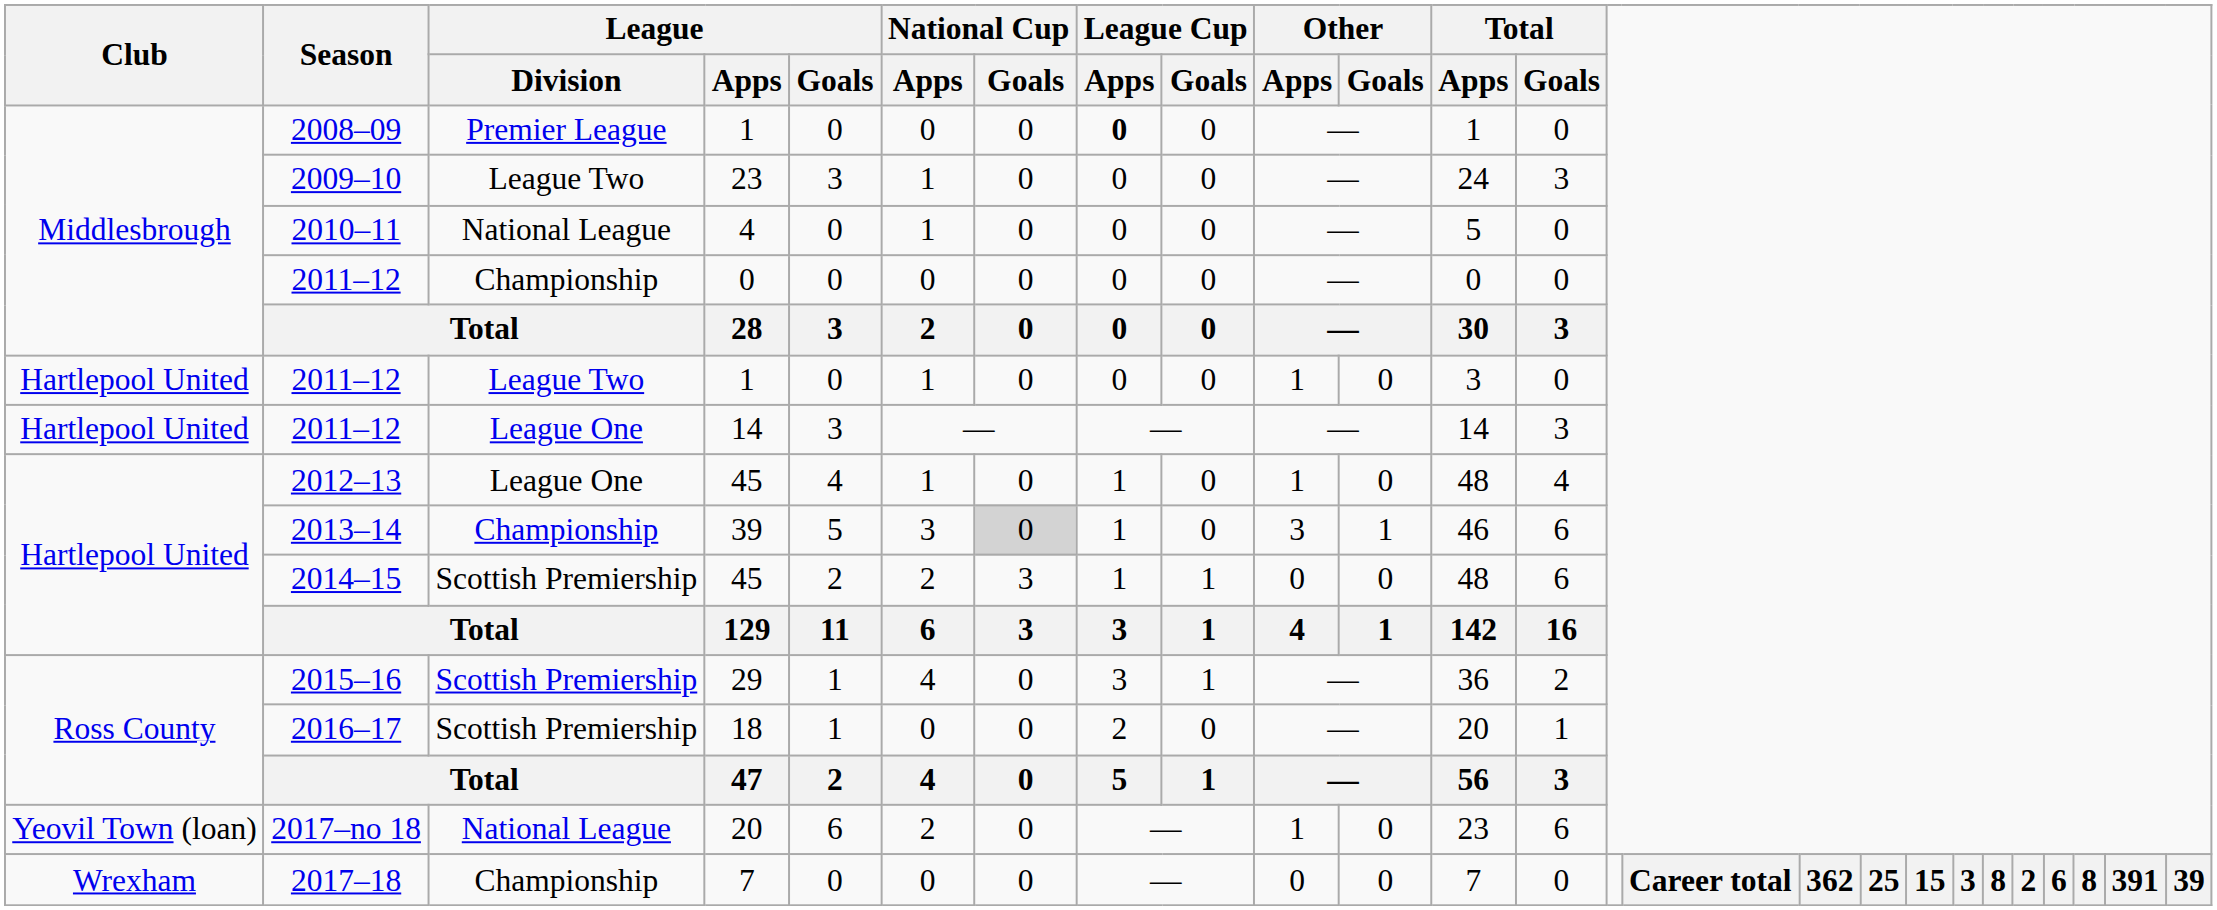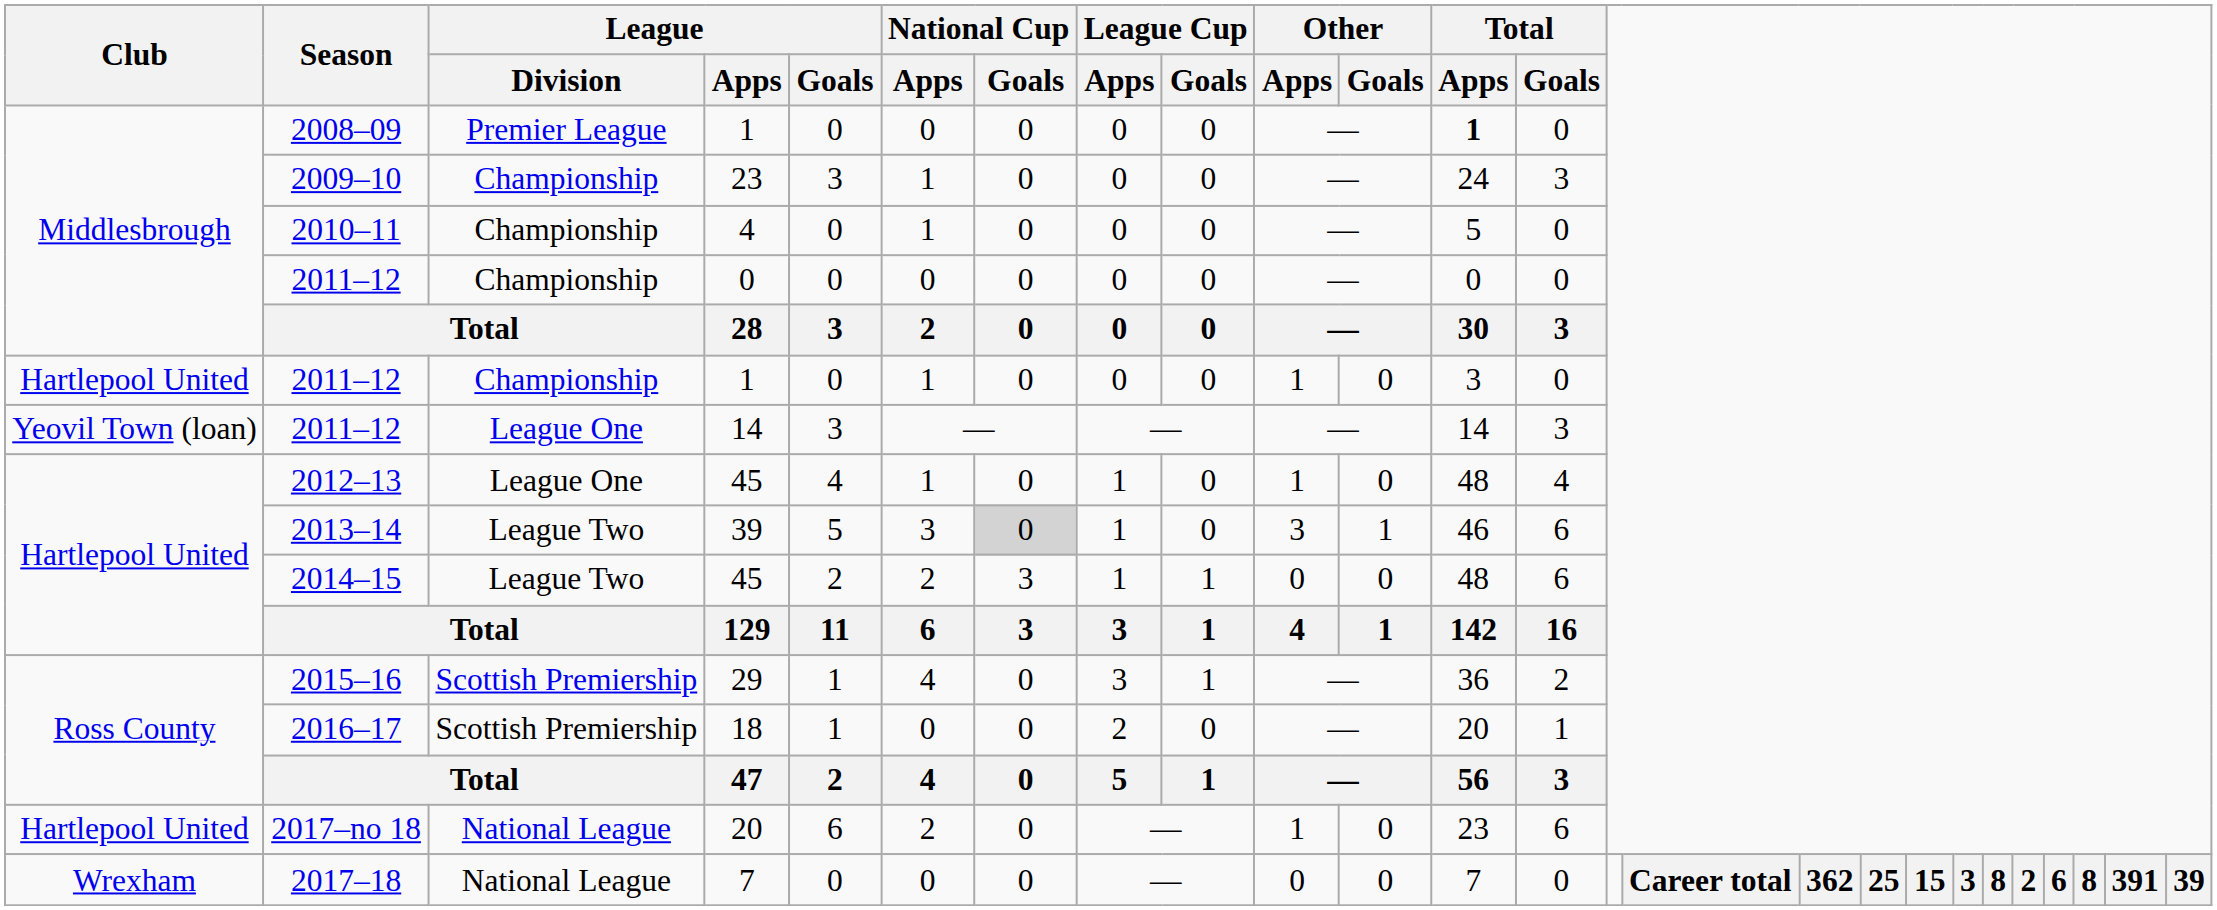(1119, 129) bold -> (1119, 129) normal
(1473, 129) normal -> (1473, 129) bold
(566, 179) League Two -> (566, 179) Championship
(566, 229) National League -> (566, 229) Championship
(566, 379) League Two -> (566, 379) Championship
(134, 429) Hartlepool United -> (134, 429) Yeovil Town (loan)
(566, 529) Championship -> (566, 529) League Two
(566, 579) Scottish Premiership -> (566, 579) League Two
(134, 829) Yeovil Town (loan) -> (134, 829) Hartlepool United
(566, 879) Championship -> (566, 879) National League
